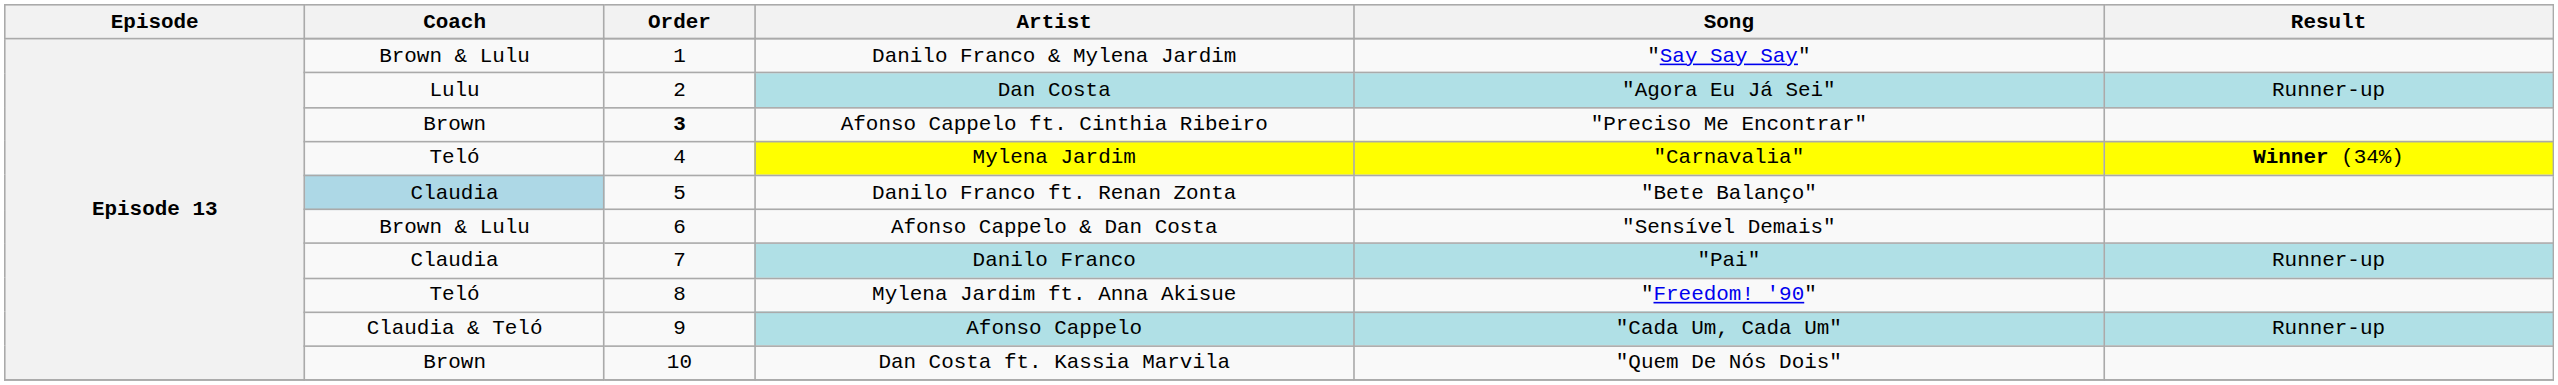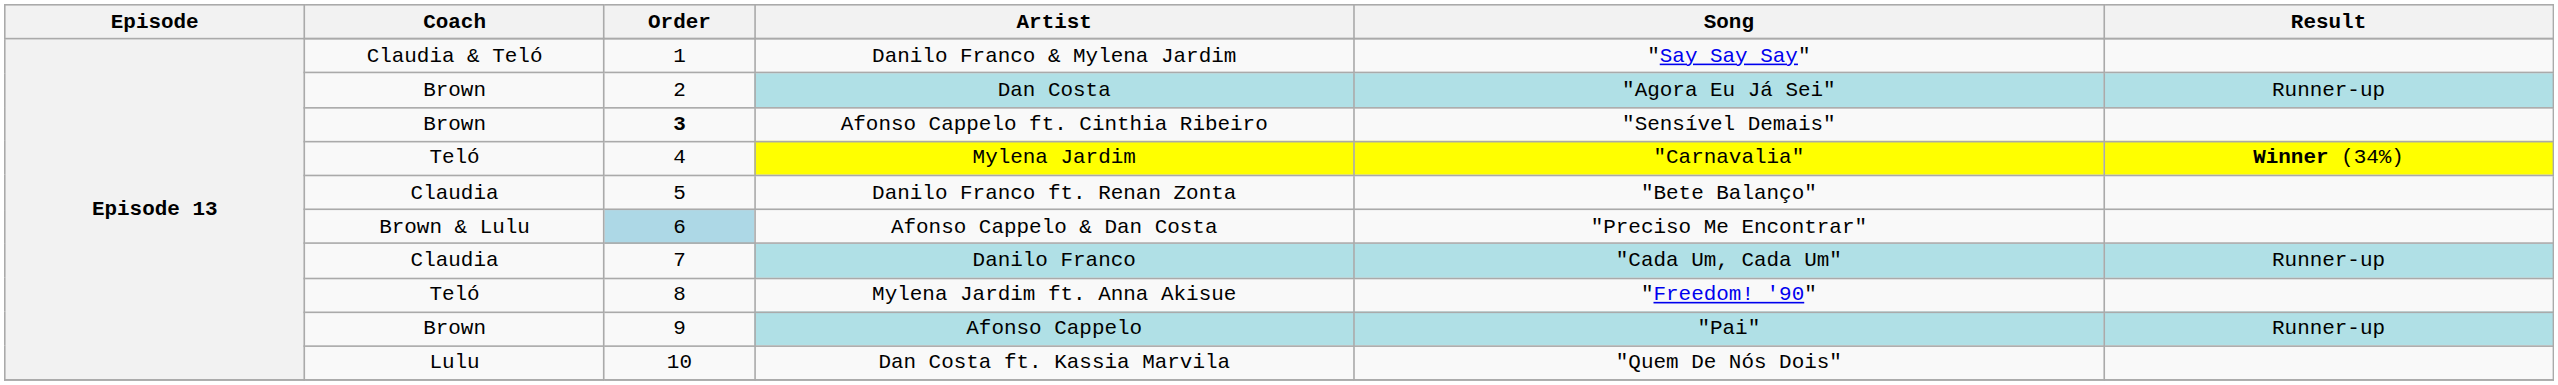(455, 56) Brown & Lulu -> (455, 56) Claudia & Teló
(455, 90) Lulu -> (455, 90) Brown
(1729, 124) "Preciso Me Encontrar" -> (1729, 124) "Sensível Demais"
(455, 192) lightblue background -> (455, 192) no background
(679, 227) no background -> (679, 227) lightblue background
(1729, 227) "Sensível Demais" -> (1729, 227) "Preciso Me Encontrar"
(1729, 261) "Pai" -> (1729, 261) "Cada Um, Cada Um"
(455, 329) Claudia & Teló -> (455, 329) Brown
(1729, 329) "Cada Um, Cada Um" -> (1729, 329) "Pai"
(455, 363) Brown -> (455, 363) Lulu
